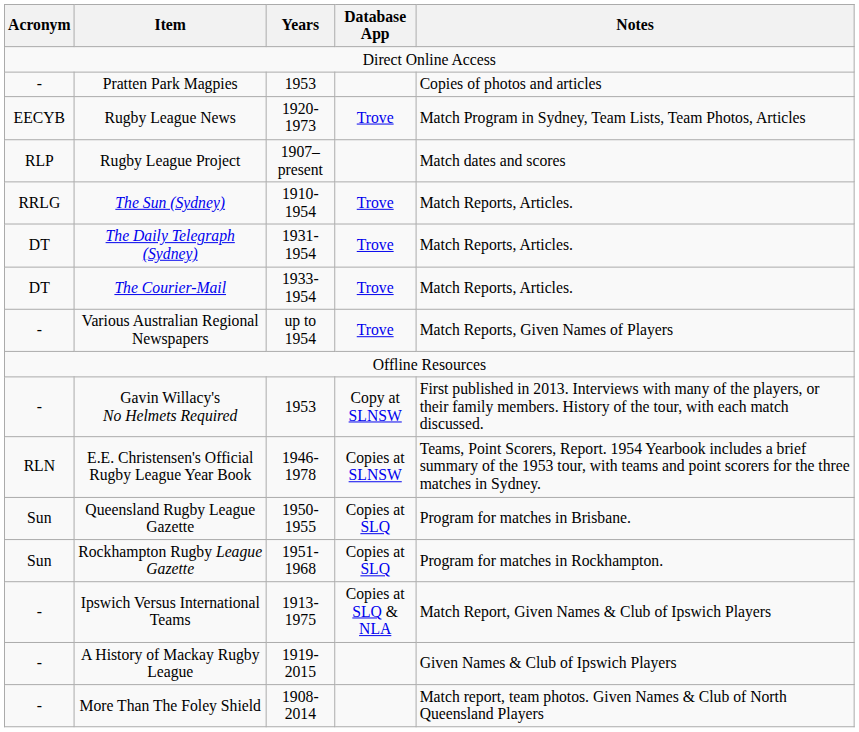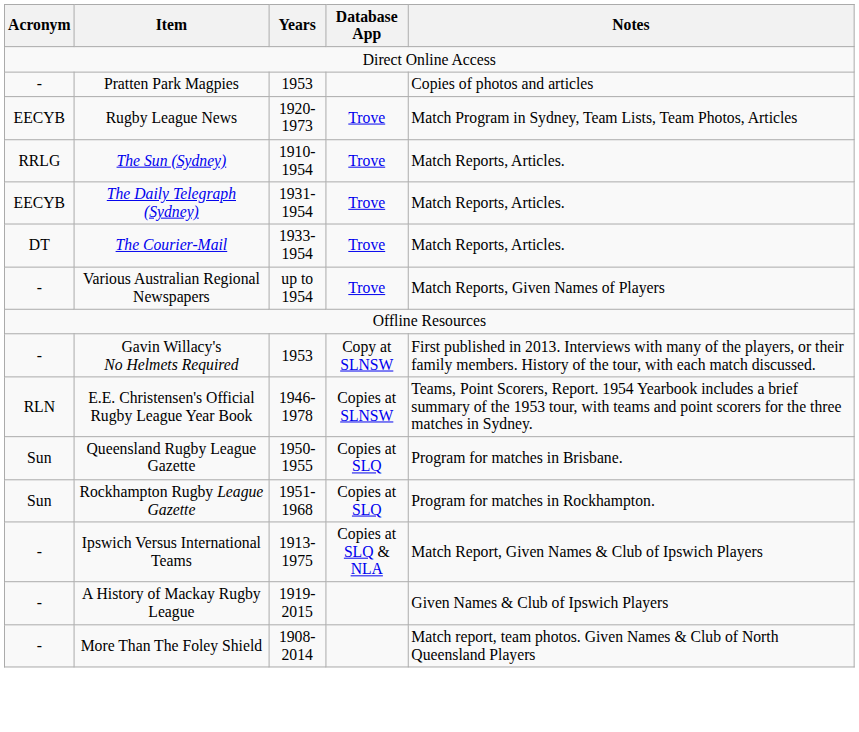- row: (170, 160)
(39, 245) DT -> (39, 203) EECYB
